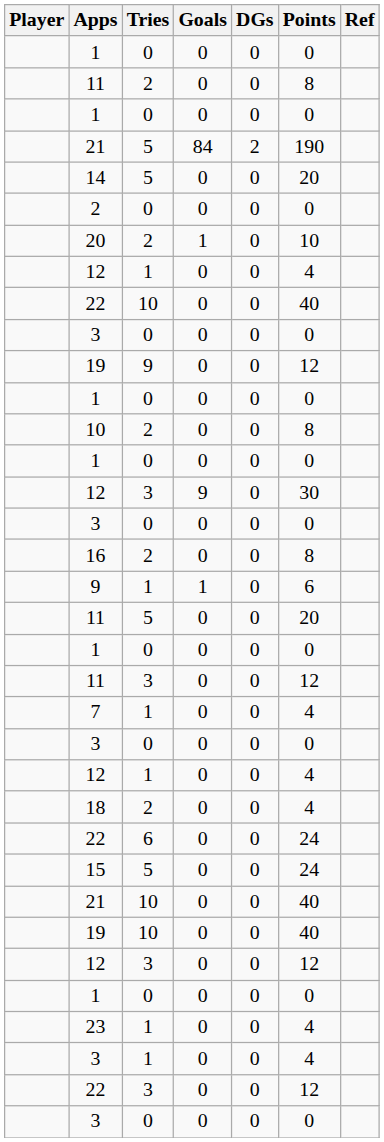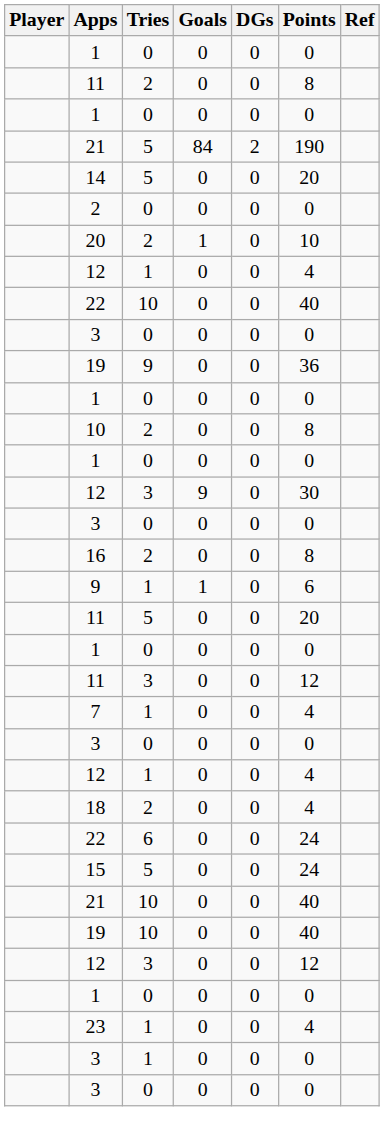(309, 366) 12 -> (309, 366) 36
(309, 1058) 4 -> (309, 1058) 0
- row: (95, 1090)
